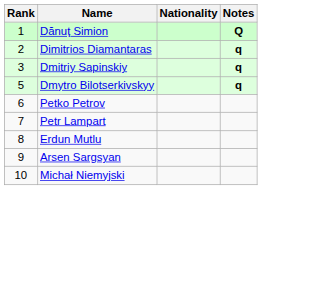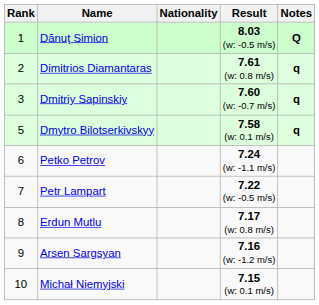+ column: (249, 13)
